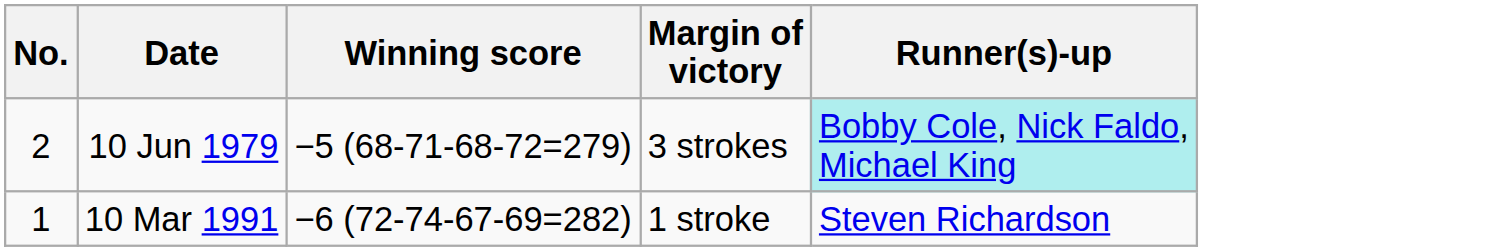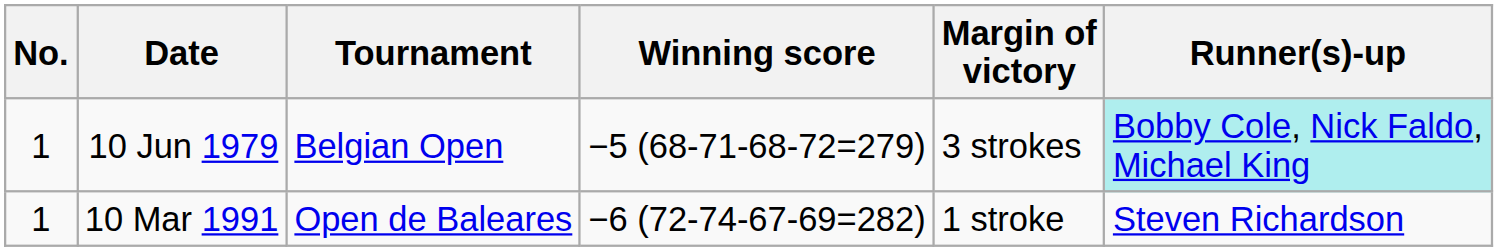+ column: (433, 52)
(41, 145) 2 -> (41, 145) 1
